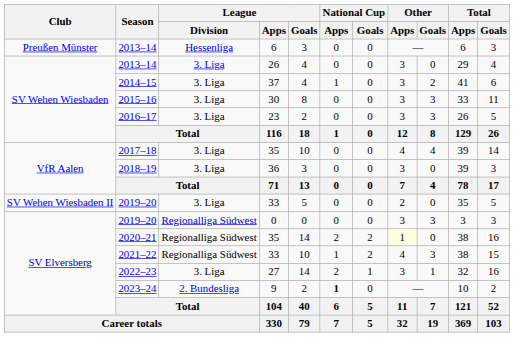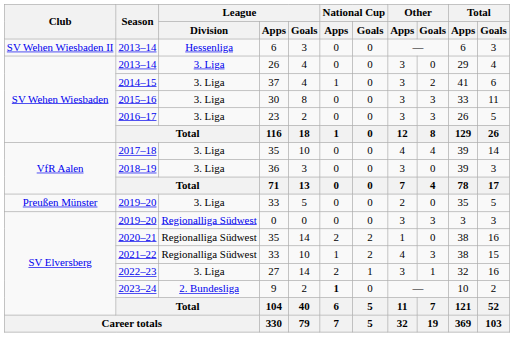(60, 47) Preußen Münster -> (60, 47) SV Wehen Wiesbaden II
(60, 202) SV Wehen Wiesbaden II -> (60, 202) Preußen Münster
(402, 237) lightyellow background -> (402, 237) no background
